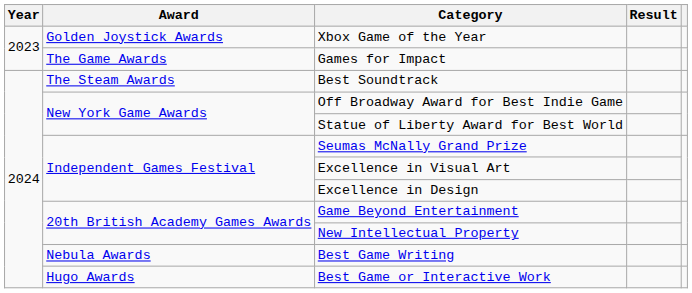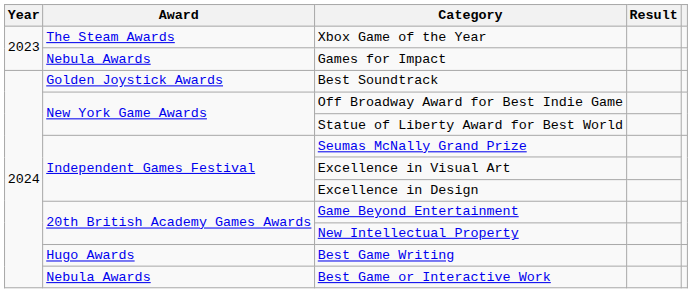(135, 37) Golden Joystick Awards -> (111, 37) The Steam Awards
(107, 59) The Game Awards -> (98, 59) Nebula Awards
(111, 81) The Steam Awards -> (135, 81) Golden Joystick Awards
(98, 255) Nebula Awards -> (90, 255) Hugo Awards
(90, 277) Hugo Awards -> (98, 277) Nebula Awards
